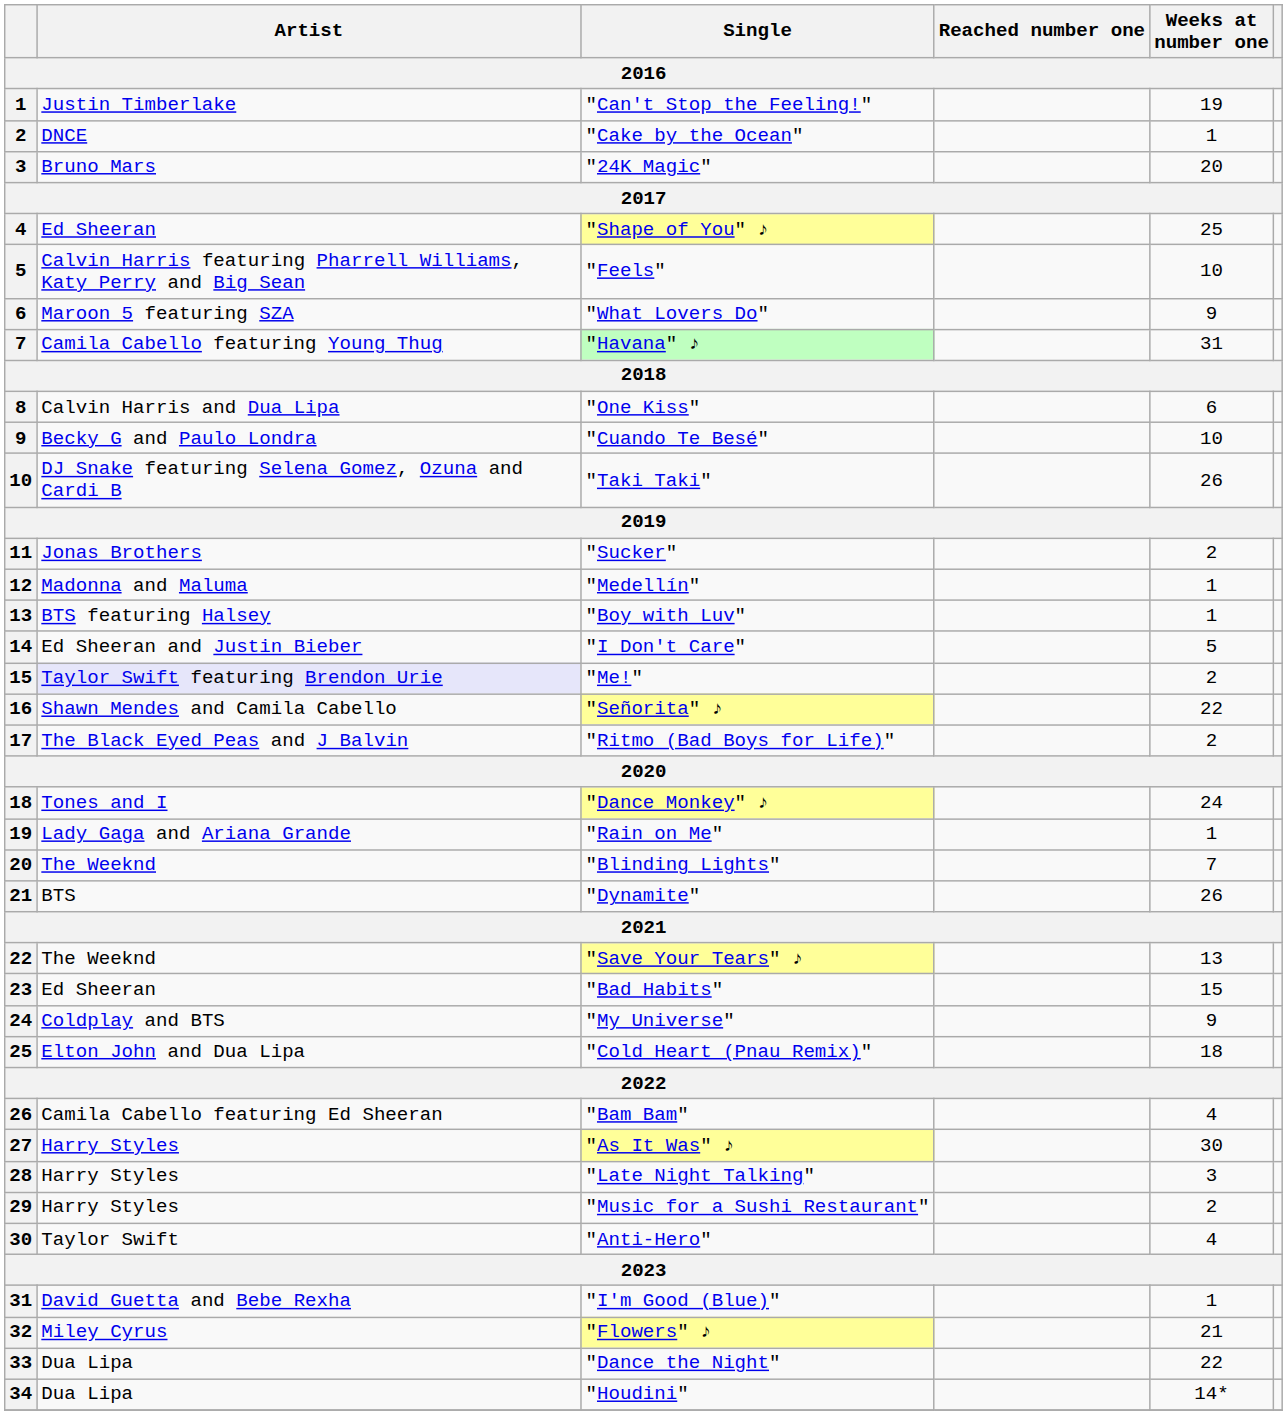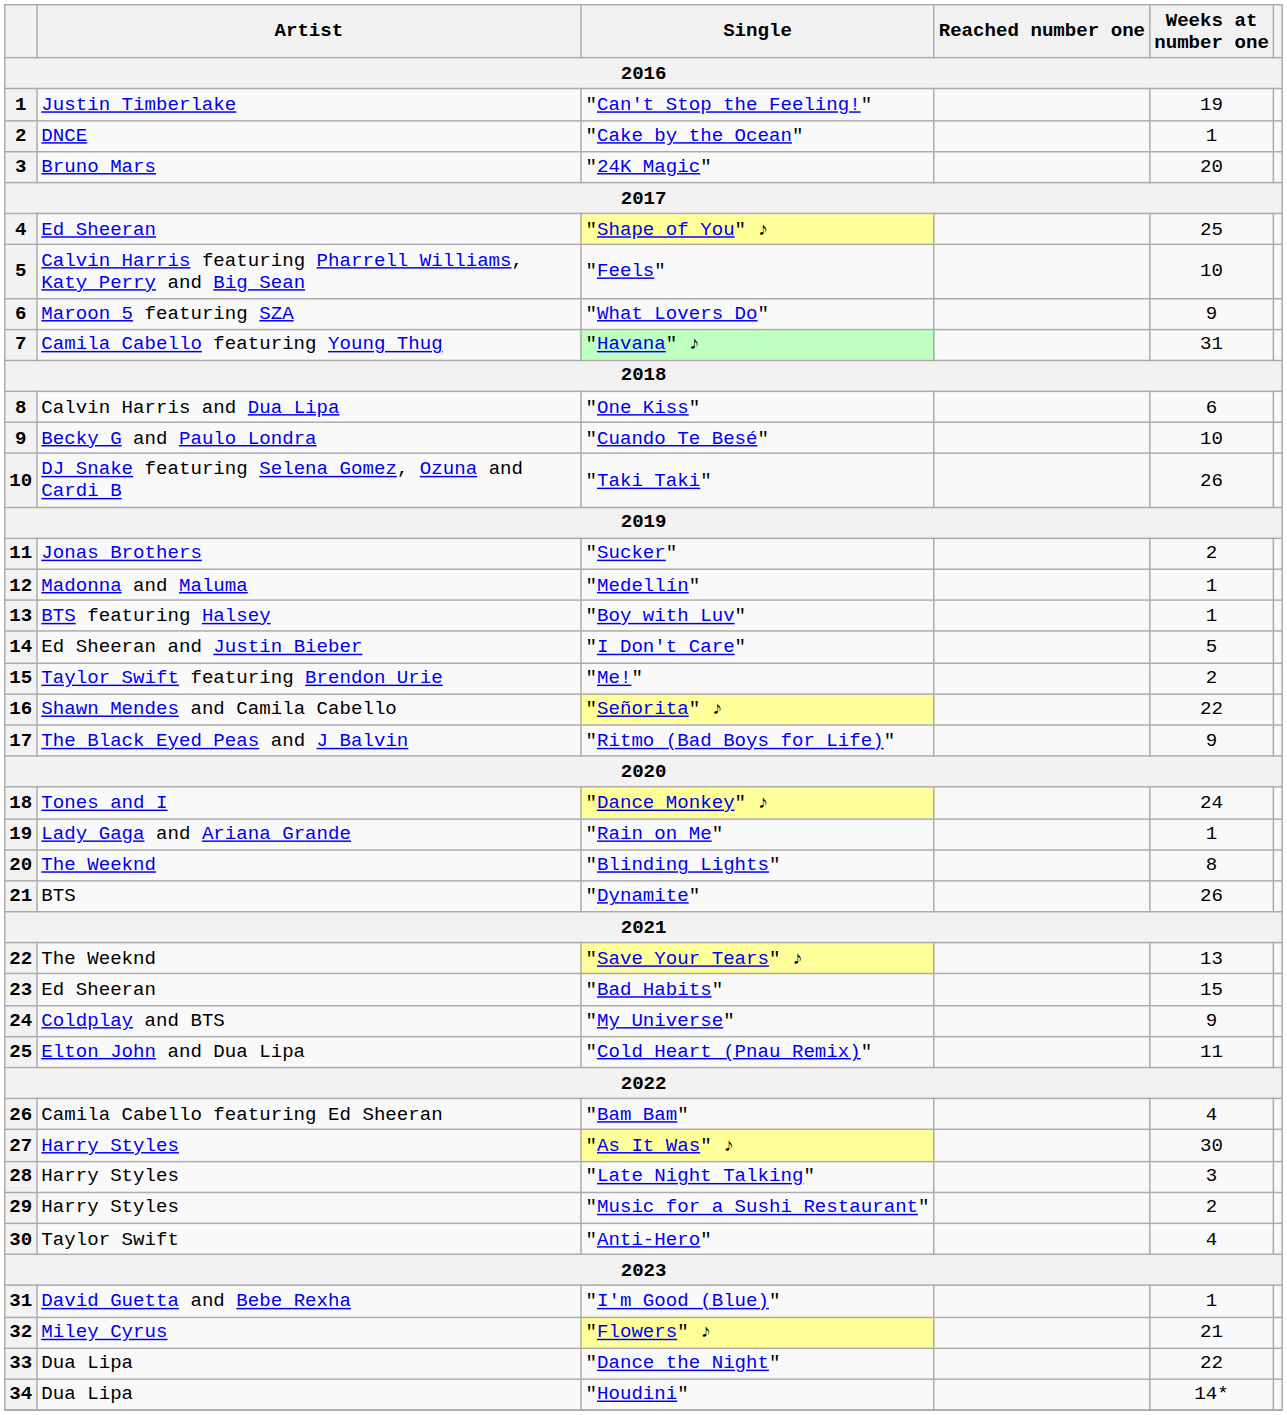(242, 678) lavender background -> (242, 678) no background
(1212, 741) 2 -> (1212, 741) 9
(1212, 865) 7 -> (1212, 865) 8
(1212, 1052) 18 -> (1212, 1052) 11
